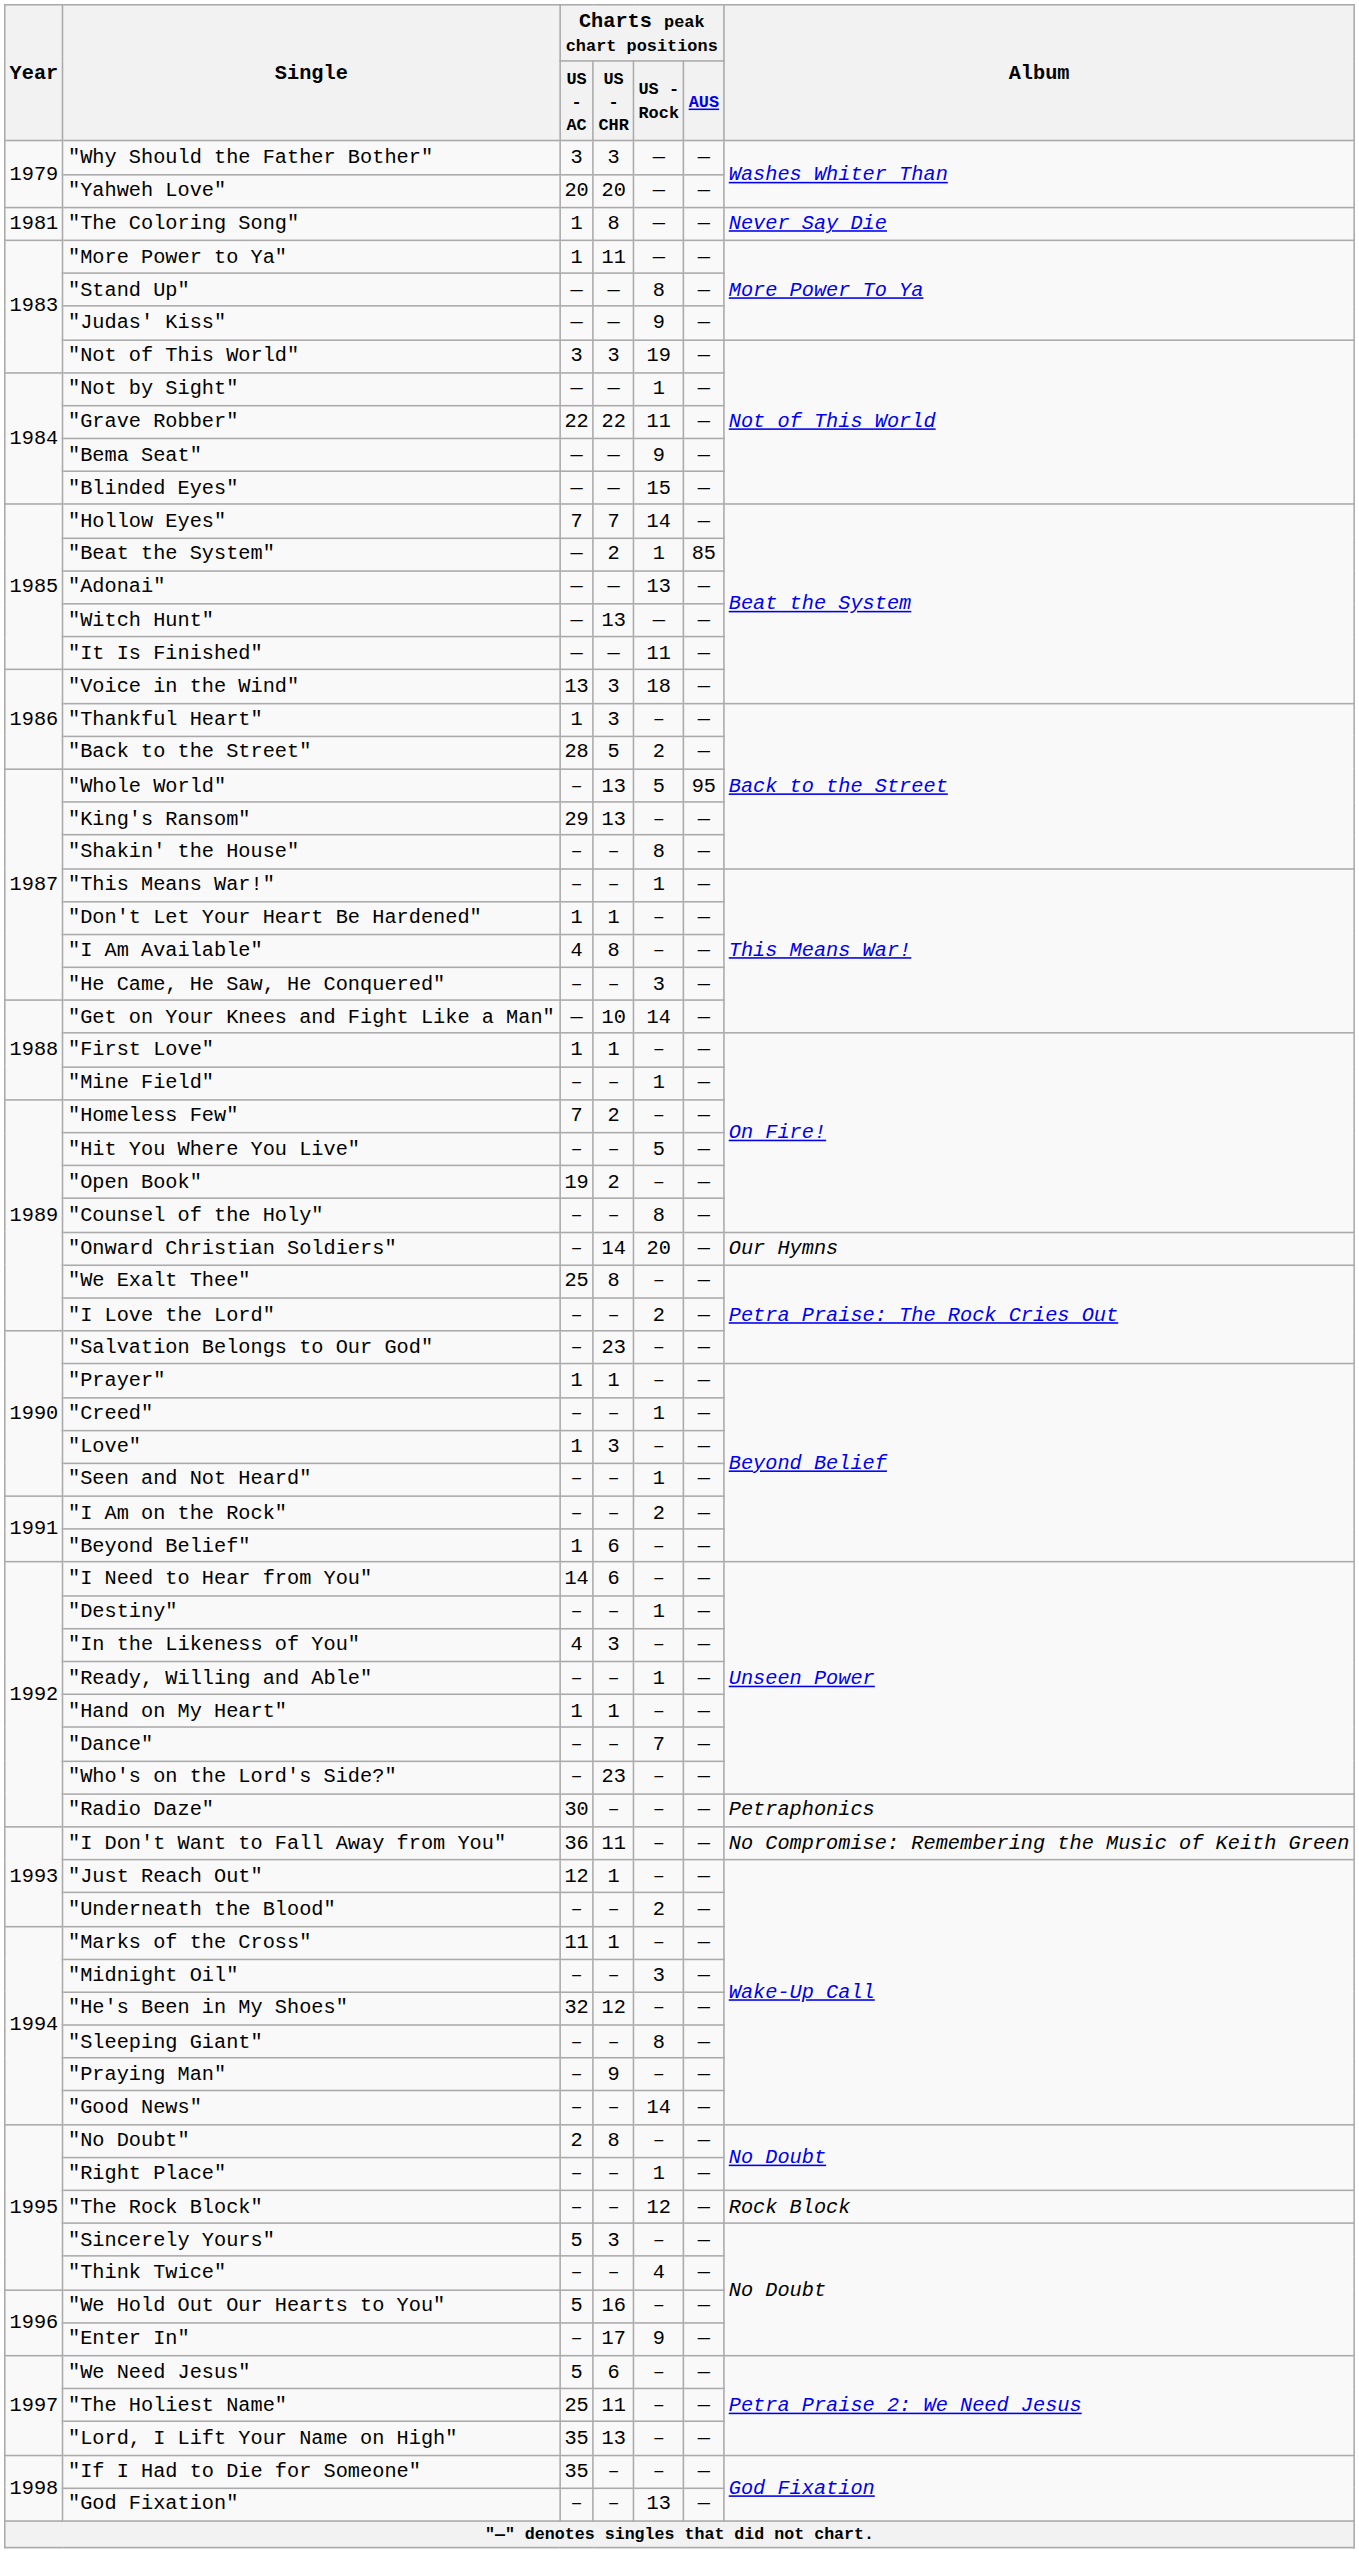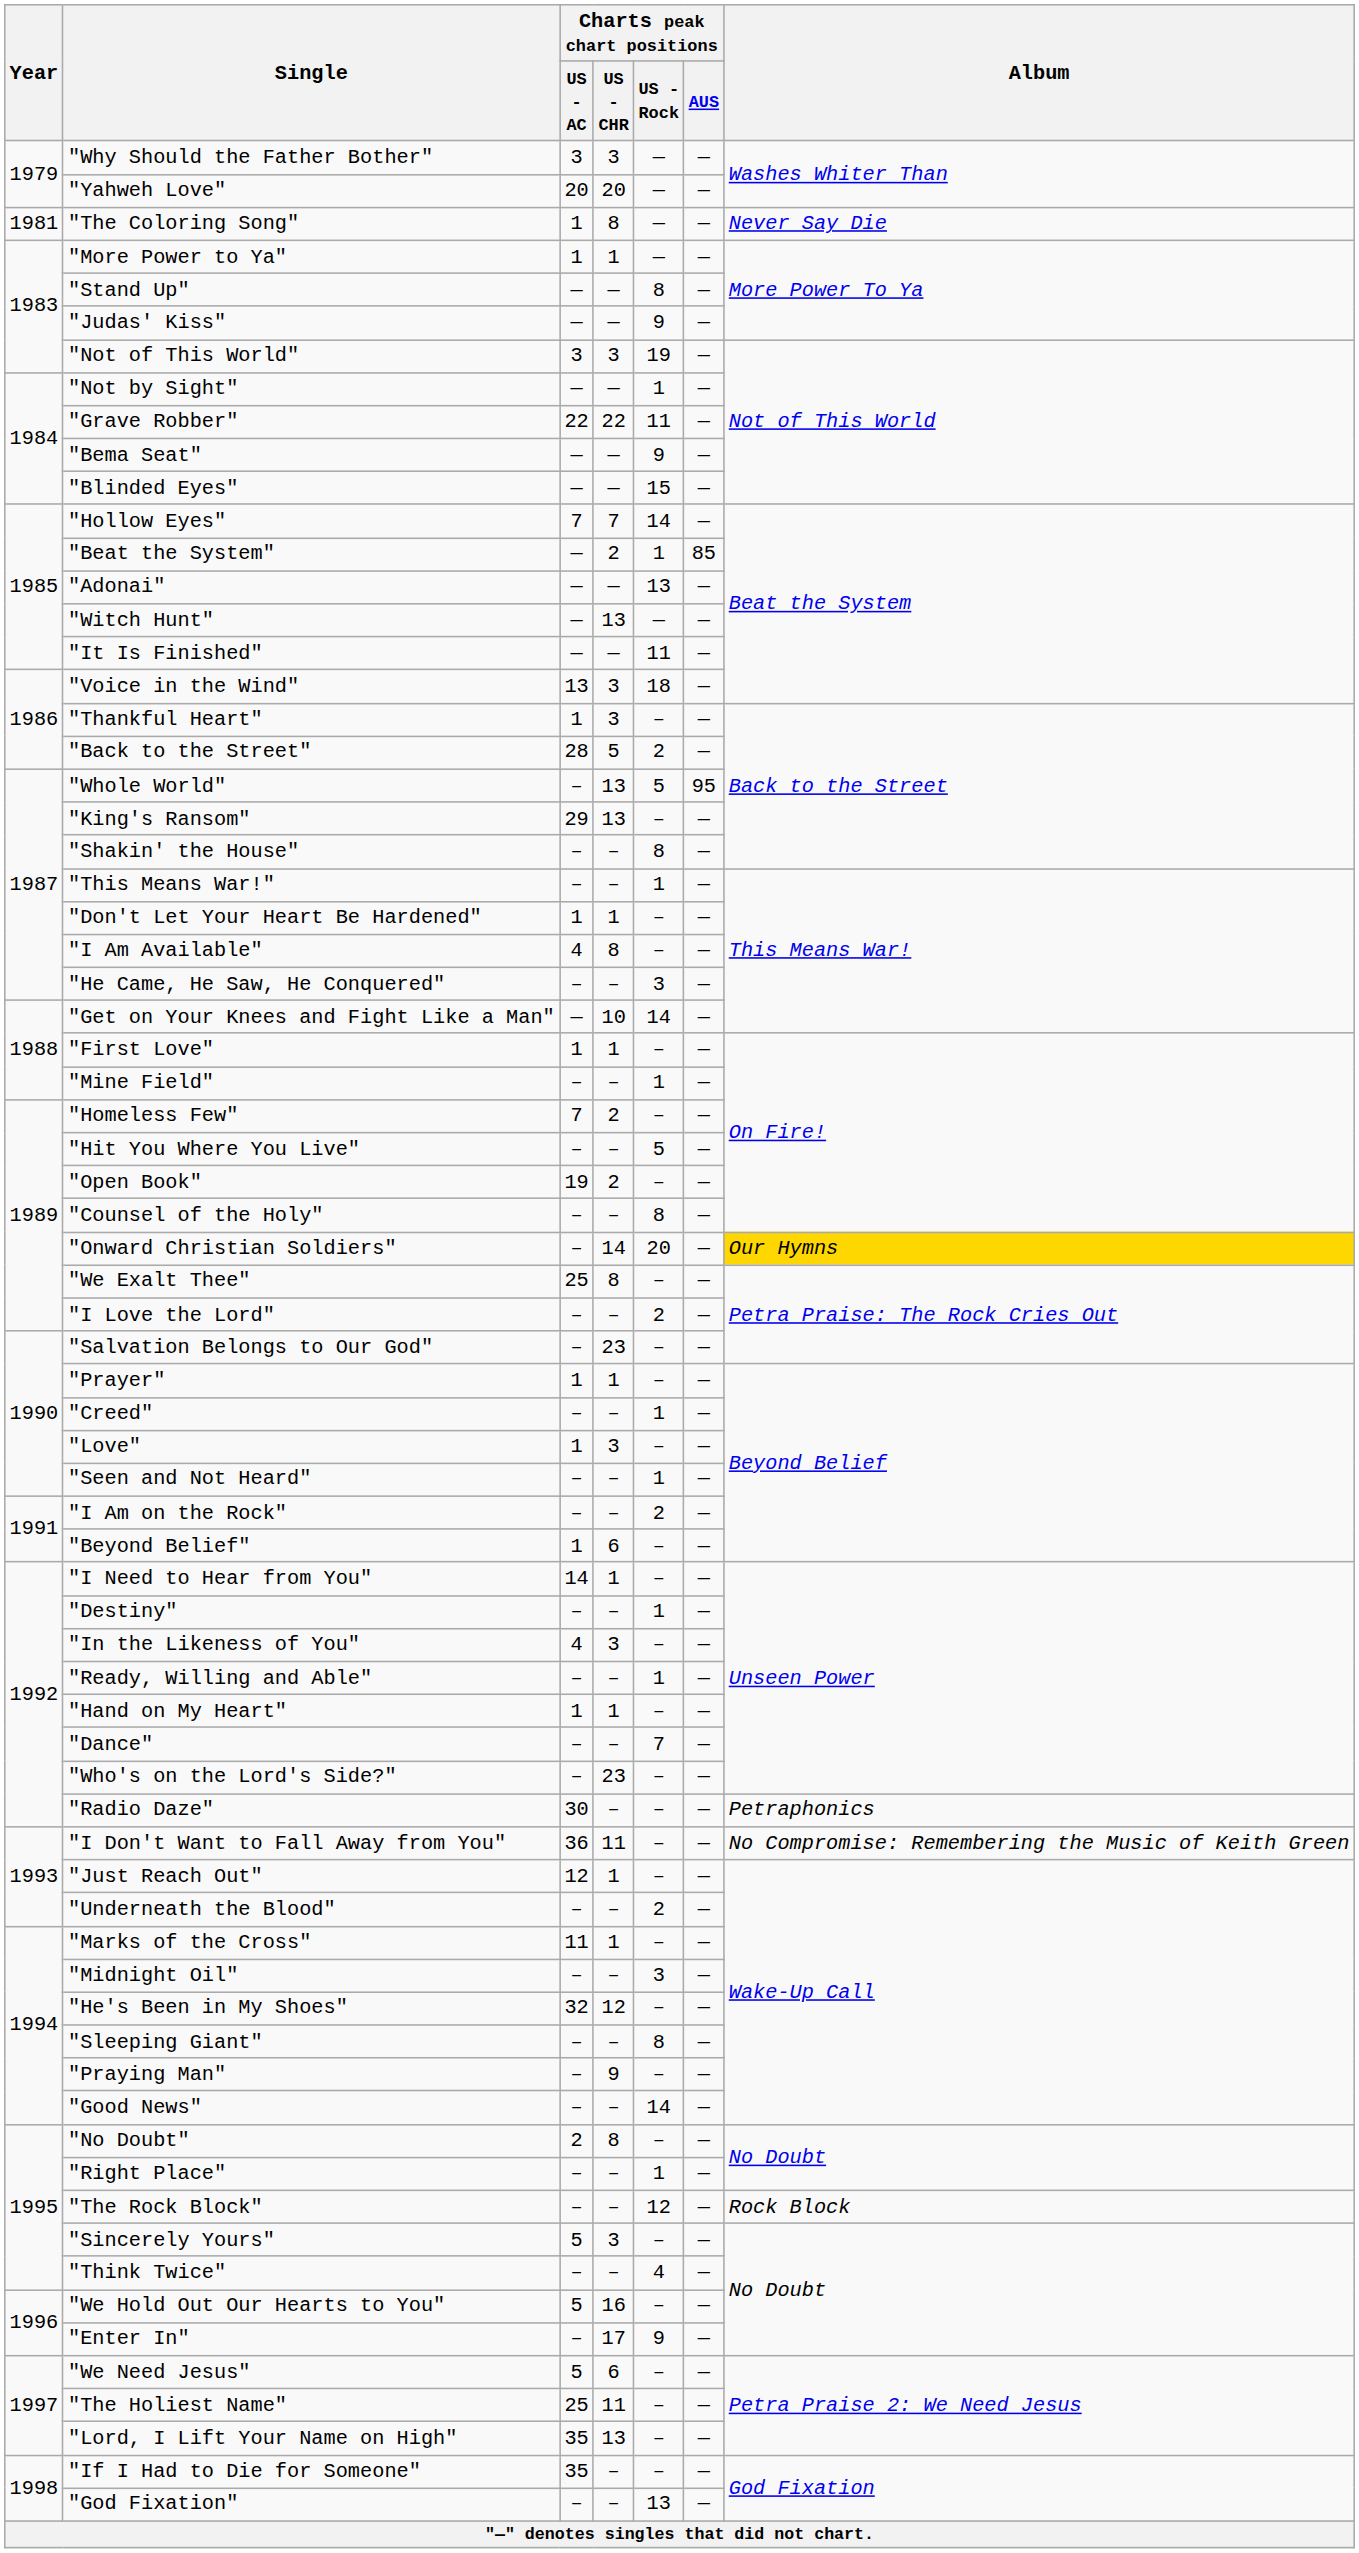(614, 257) 11 -> (614, 257) 1
(784, 1248) no background -> (784, 1248) gold background
(614, 1579) 6 -> (614, 1579) 1
